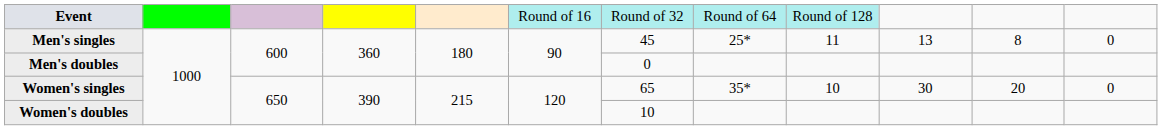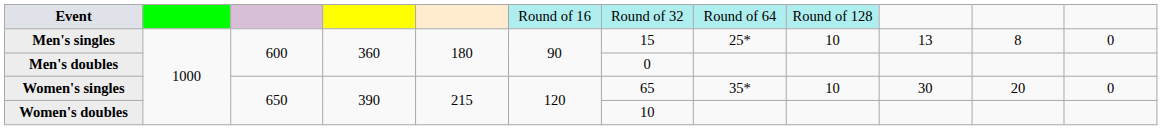(647, 40) 45 -> (647, 40) 15
(833, 40) 11 -> (833, 40) 10
